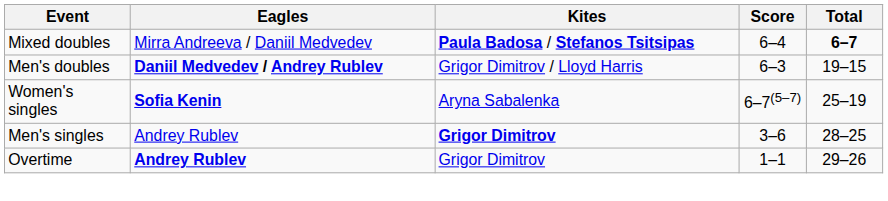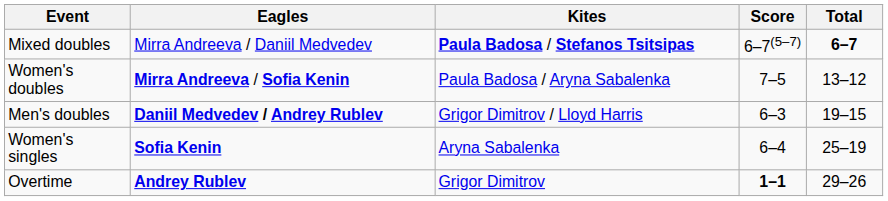(773, 42) 6–4 -> (773, 44) 6–7(5–7)
+ row: (41, 80)
(773, 101) 6–7(5–7) -> (773, 148) 6–4
- row: (56, 135)
(773, 160) normal -> (773, 182) bold
